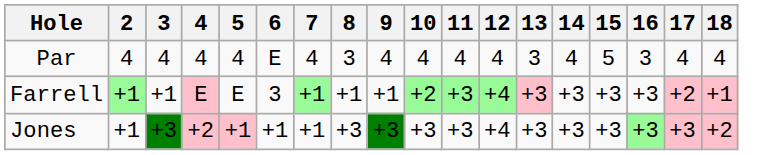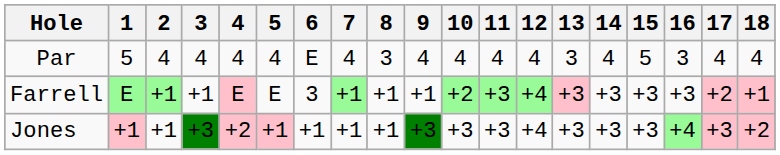+ column: (127, 23)
(349, 131) +3 -> (386, 131) +1
(645, 131) +3 -> (683, 131) +4
